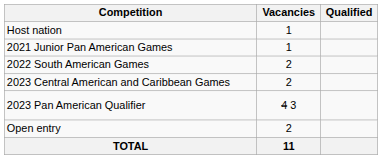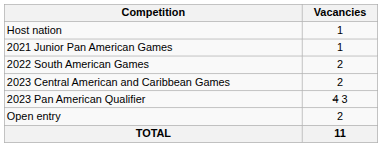- column: (349, 13)
